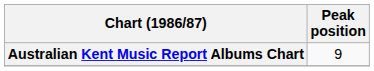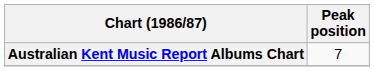(338, 54) 9 -> (338, 54) 7
